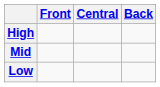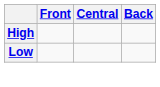- row: (21, 52)
